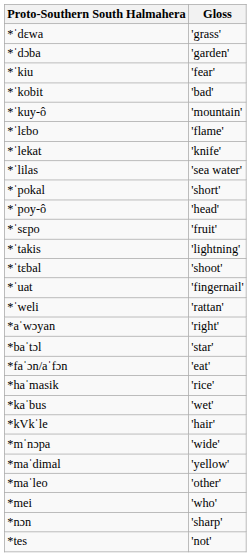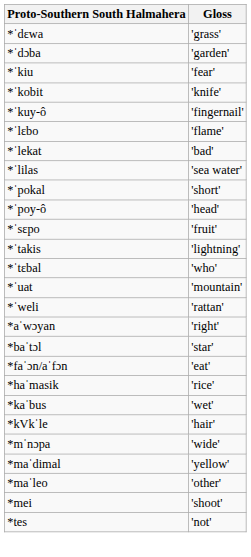(202, 92) 'bad' -> (206, 92) 'knife'
(217, 111) 'mountain' -> (217, 111) 'fingernail'
(206, 151) 'knife' -> (202, 151) 'bad'
(207, 268) 'shoot' -> (204, 268) 'who'
(217, 287) 'fingernail' -> (217, 287) 'mountain'
(204, 502) 'who' -> (207, 502) 'shoot'
- row: (19, 522)
